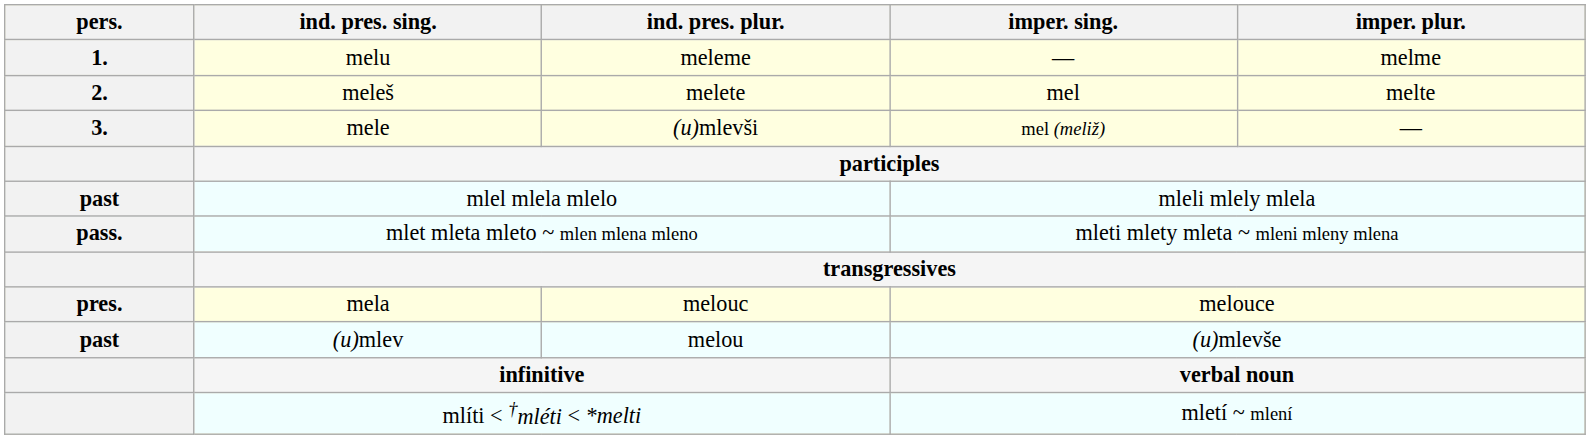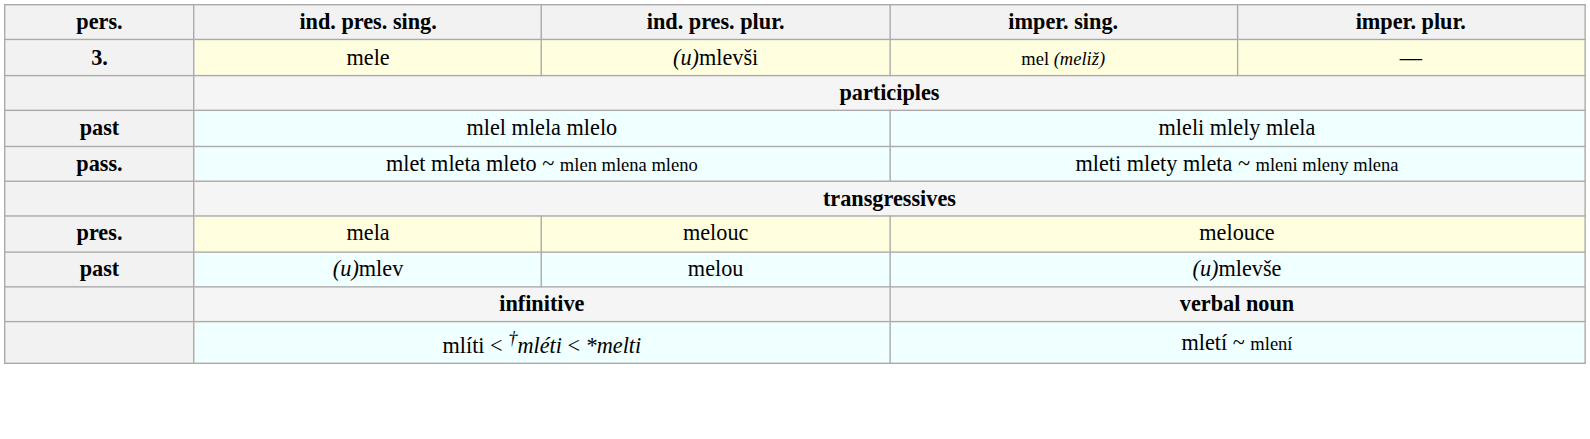- row: (368, 57)
- row: (368, 92)
